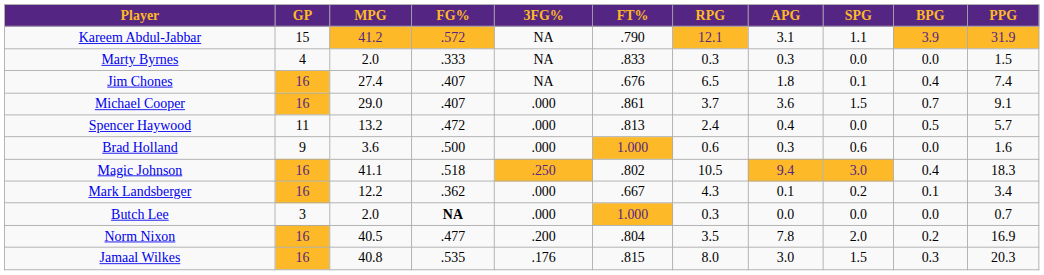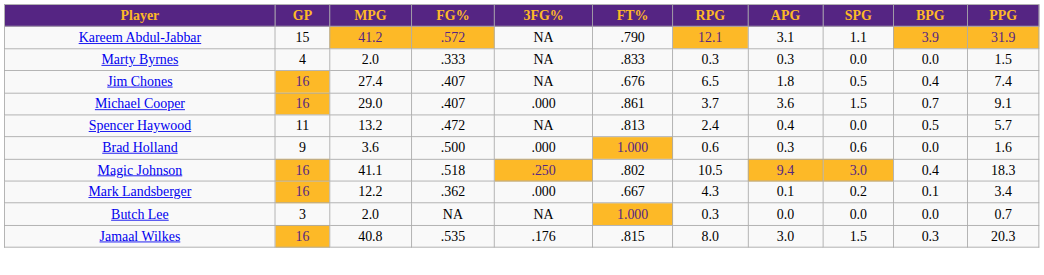(858, 81) 0.1 -> (858, 81) 0.5
(544, 125) .000 -> (544, 125) NA
(453, 214) bold -> (453, 214) normal
(544, 214) .000 -> (544, 214) NA
- row: (140, 236)
